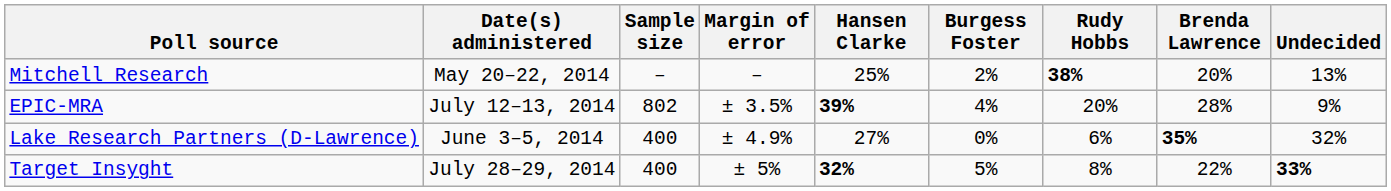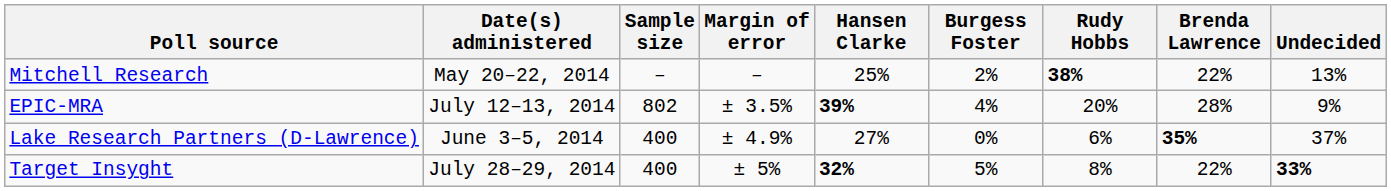(1214, 75) 20% -> (1214, 75) 22%
(1329, 138) 32% -> (1329, 138) 37%
